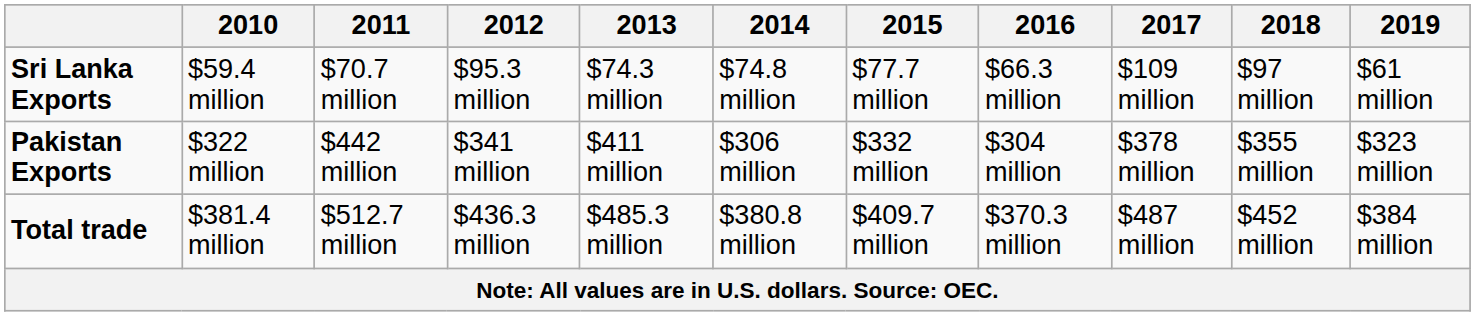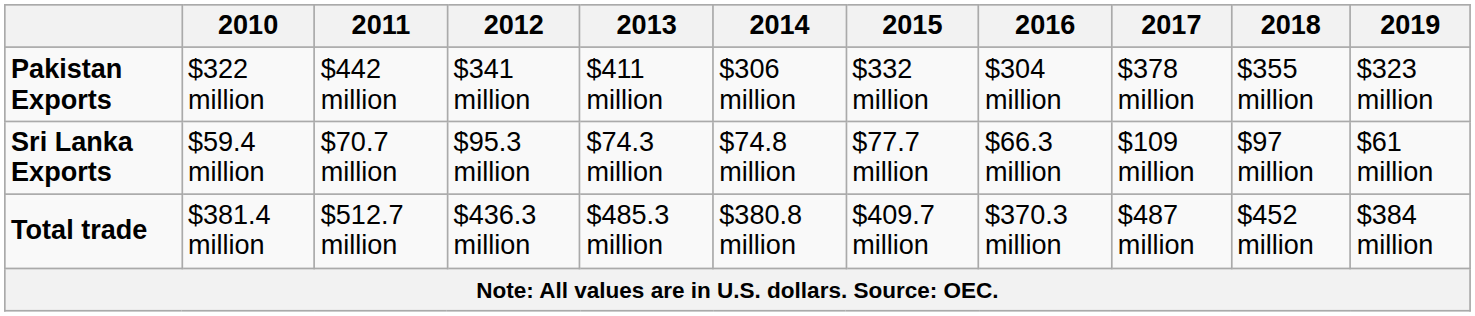rows swapped: (67, 157) <-> (72, 84)
